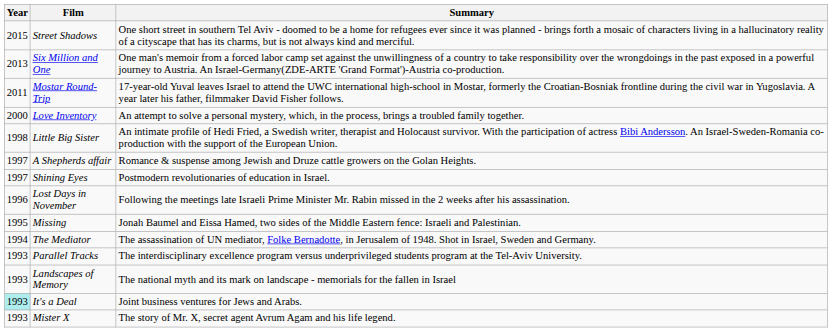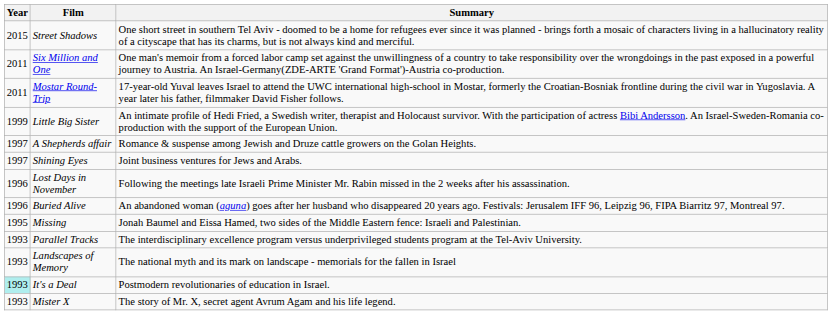(17, 64) 2013 -> (17, 64) 2011
- row: (65, 115)
(17, 138) 1998 -> (17, 121) 1999
(224, 177) Postmodern revolutionaries of education in Israel. -> (210, 160) Joint business ventures for Jews and Arabs.
+ row: (59, 206)
- row: (62, 239)
(210, 301) Joint business ventures for Jews and Arabs. -> (224, 285) Postmodern revolutionaries of education in Israel.
